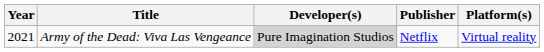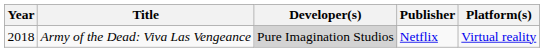(21, 36) 2021 -> (21, 36) 2018
